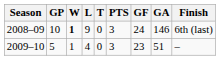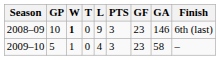columns swapped: (88, 13) <-> (100, 13)
(139, 30) 24 -> (139, 30) 23
(159, 47) 51 -> (159, 47) 58
